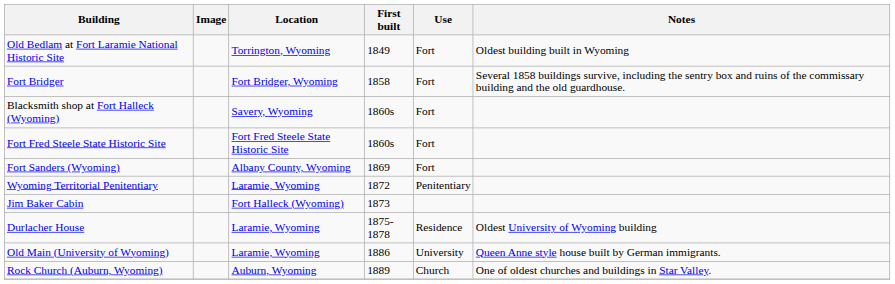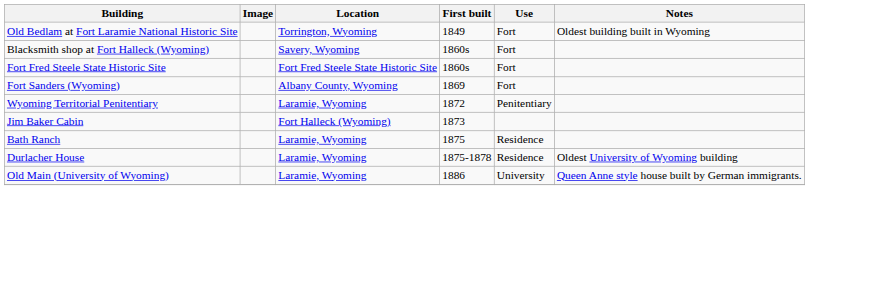- row: (35, 81)
+ row: (34, 139)
- row: (85, 270)
